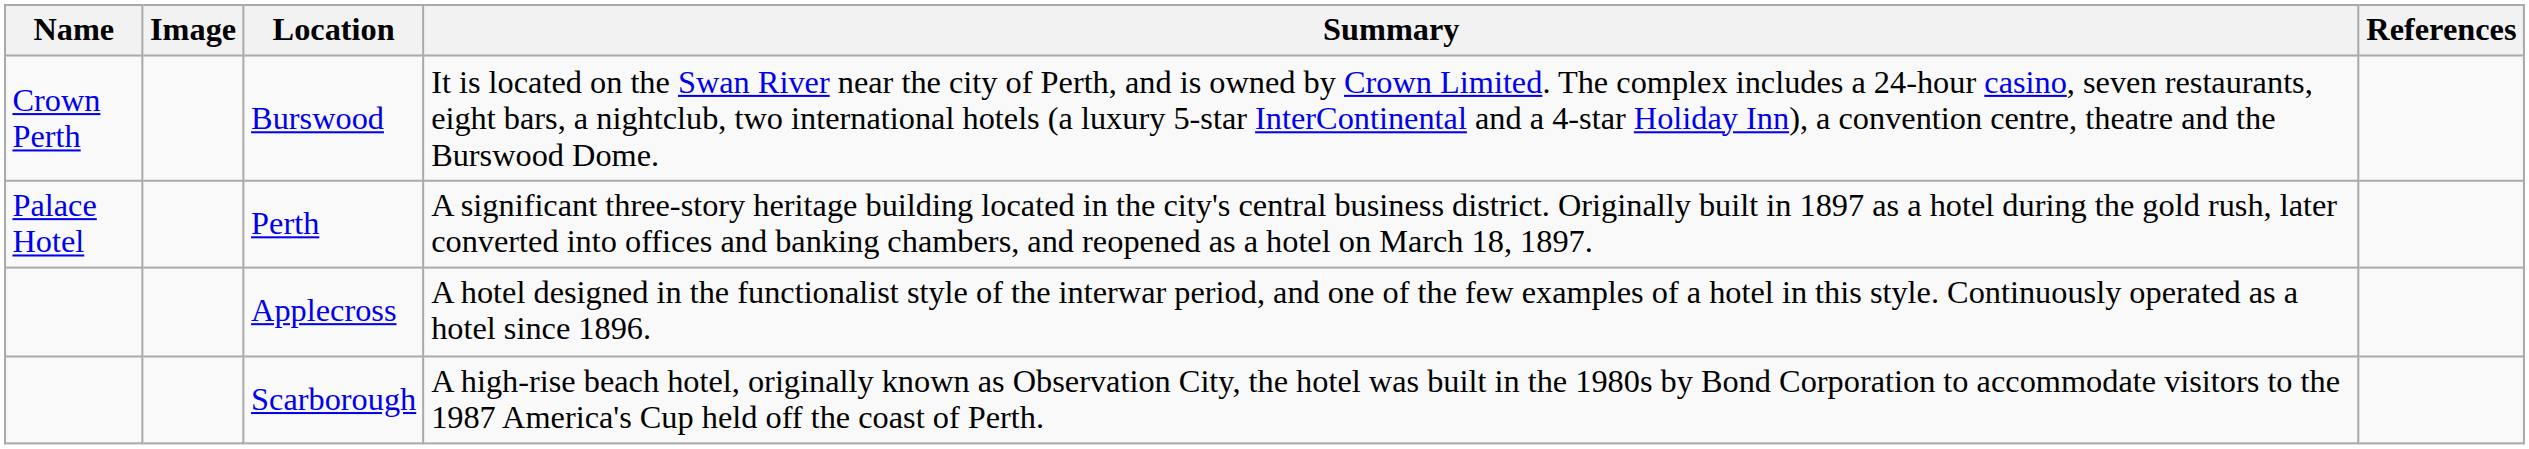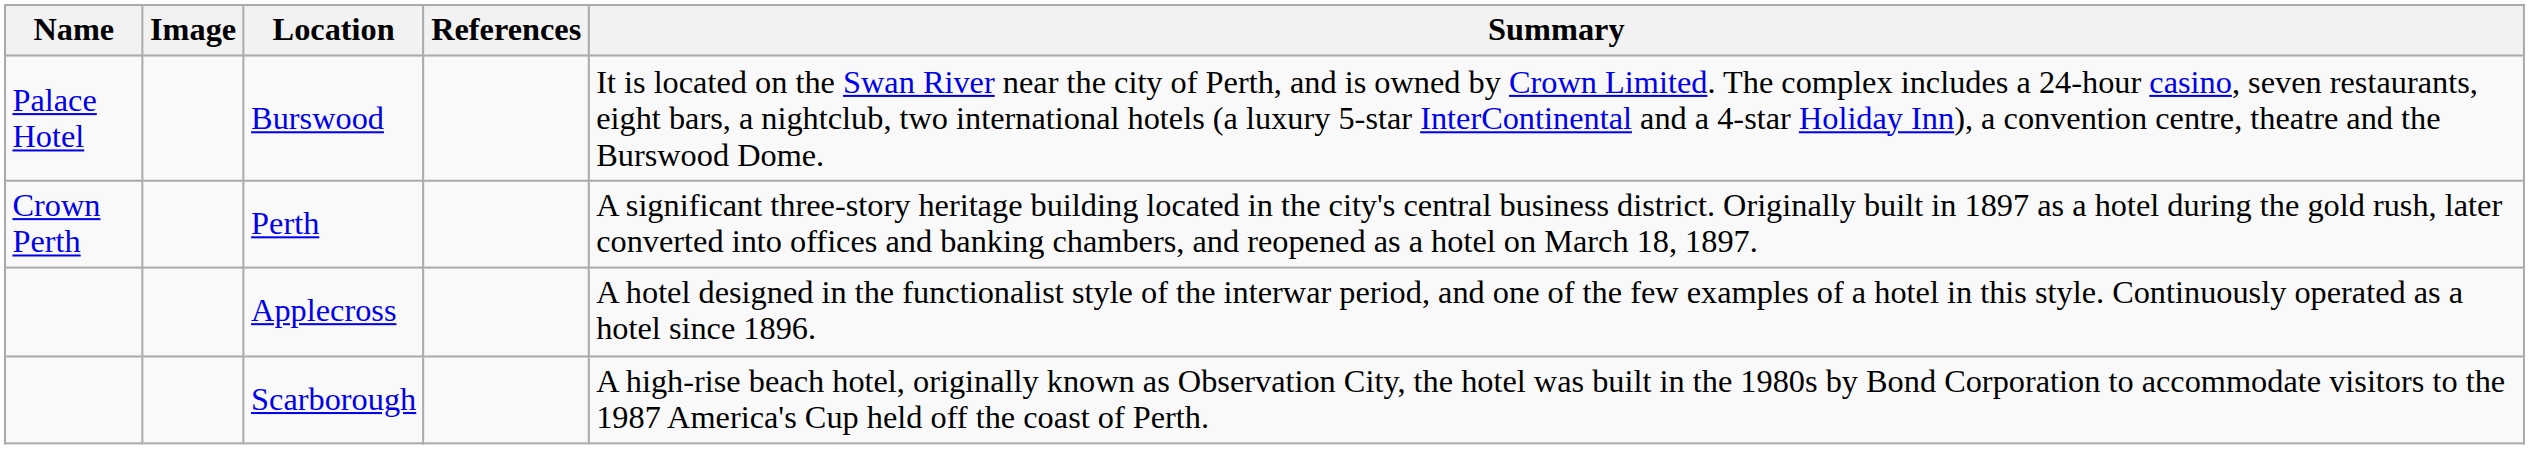columns swapped: (1391, 30) <-> (2441, 30)
(56, 117) Crown Perth -> (55, 117) Palace Hotel
(55, 223) Palace Hotel -> (56, 223) Crown Perth
